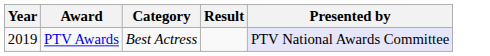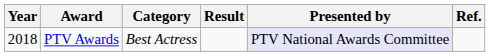+ column: (469, 16)
(23, 39) 2019 -> (23, 39) 2018
